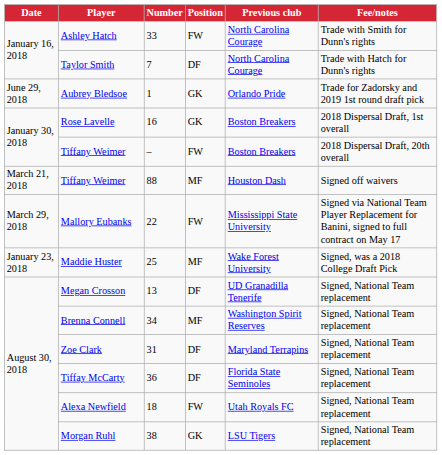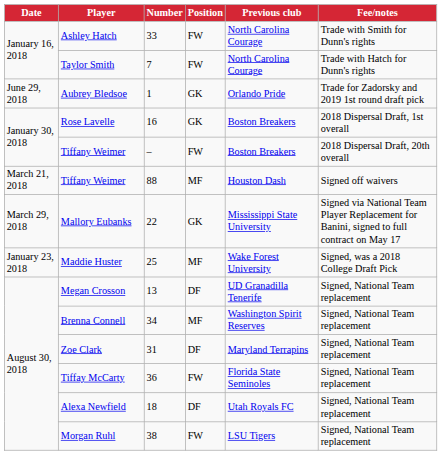(194, 65) DF -> (195, 65) FW
(195, 221) FW -> (195, 221) GK
(194, 378) DF -> (195, 378) FW
(195, 407) FW -> (194, 407) DF
(195, 436) GK -> (195, 436) FW
